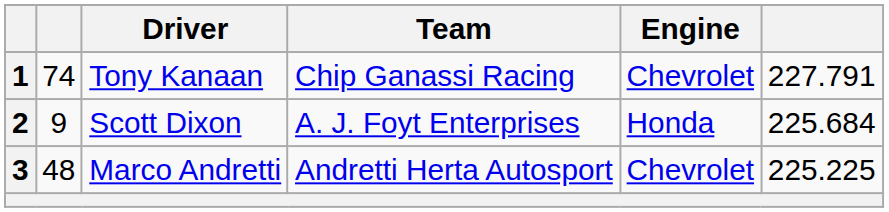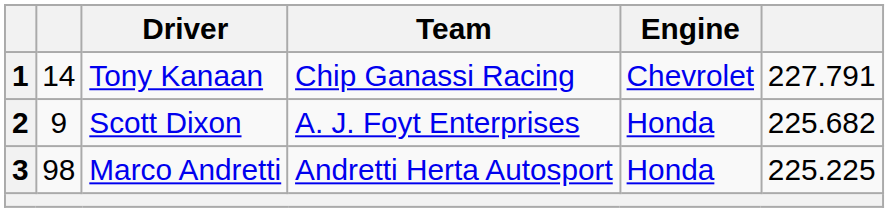(59, 76) 74 -> (59, 76) 14
(822, 123) 225.684 -> (822, 123) 225.682
(59, 170) 48 -> (59, 170) 98
(690, 170) Chevrolet -> (670, 170) Honda
